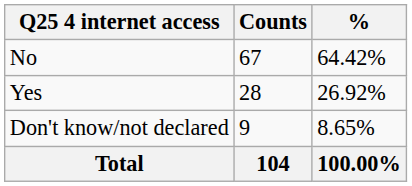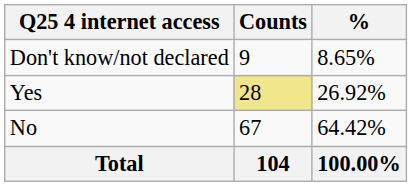rows swapped: (23, 57) <-> (119, 127)
(250, 92) no background -> (250, 92) khaki background
